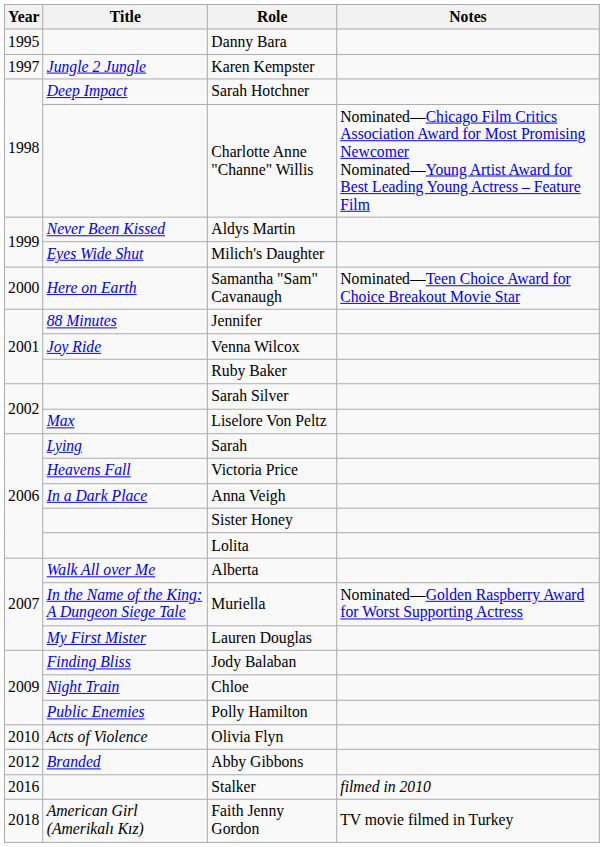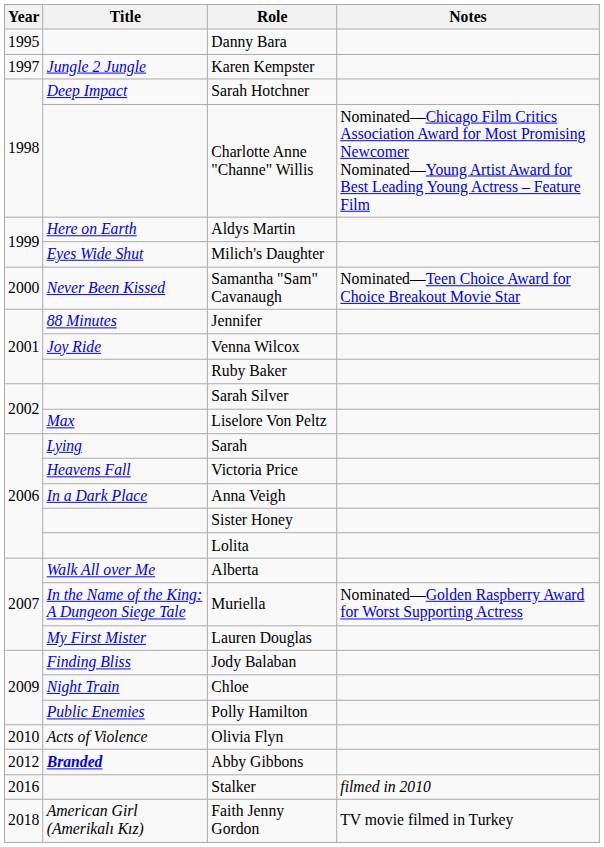(106, 229) Never Been Kissed -> (92, 229) Here on Earth
(92, 288) Here on Earth -> (106, 288) Never Been Kissed
(74, 762) normal -> (75, 762) bold
